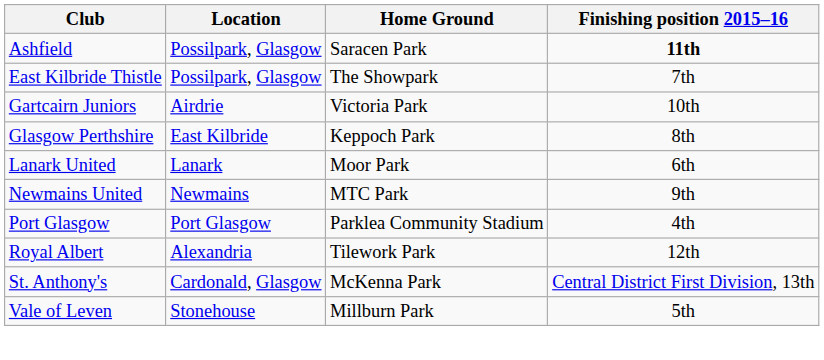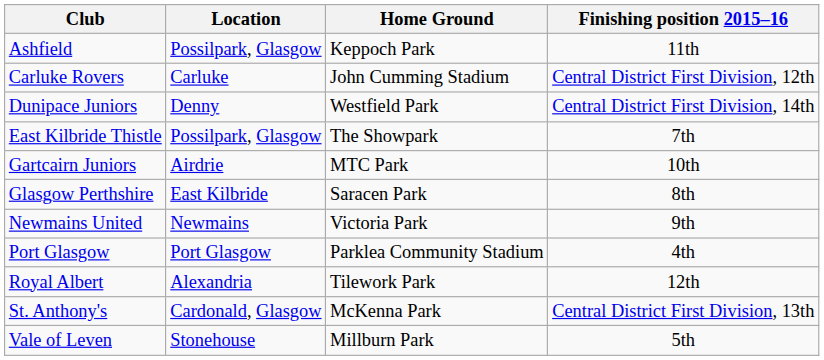(378, 48) Saracen Park -> (382, 48) Keppoch Park
(683, 48) bold -> (683, 48) normal
+ row: (66, 77)
+ row: (73, 106)
(379, 106) Victoria Park -> (369, 164) MTC Park
(382, 135) Keppoch Park -> (378, 194) Saracen Park
- row: (62, 164)
(369, 194) MTC Park -> (379, 223) Victoria Park
